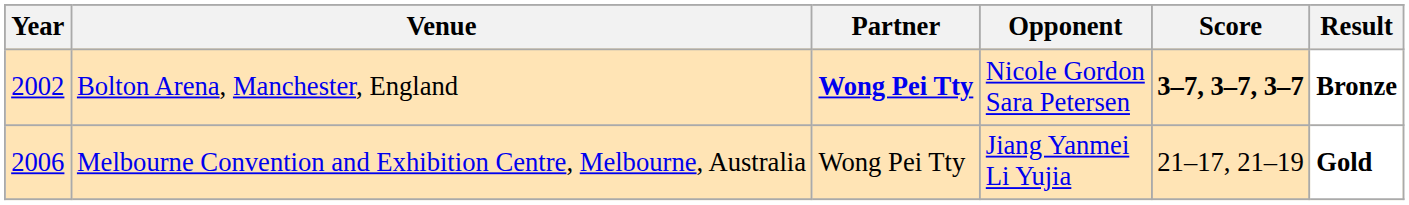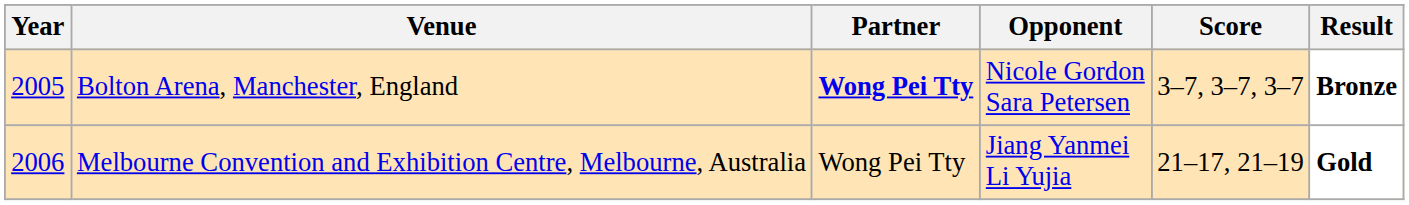(38, 86) 2002 -> (38, 86) 2005
(1230, 86) bold -> (1230, 86) normal
